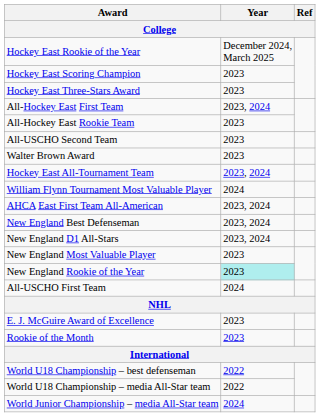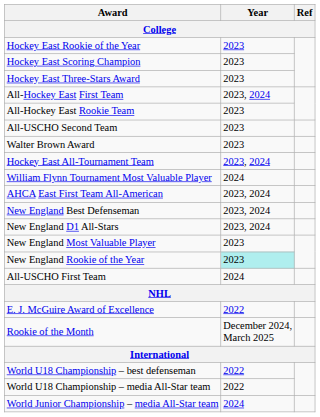(258, 51) December 2024, March 2025 -> (234, 45) 2023
(234, 321) 2023 -> (234, 309) 2022
(234, 337) 2023 -> (258, 331) December 2024, March 2025
